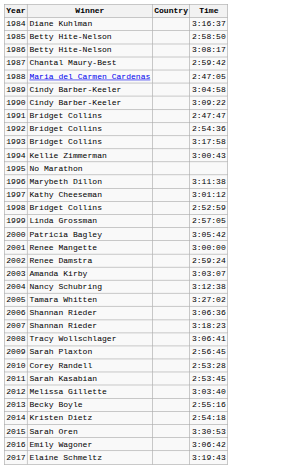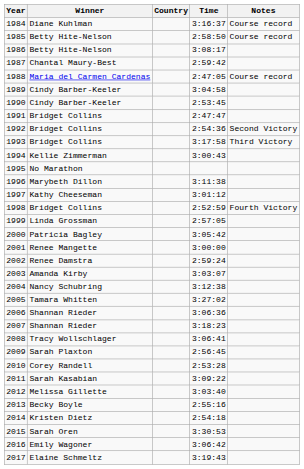+ column: (263, 11)
(209, 103) 3:09:22 -> (209, 103) 2:53:45
(209, 379) 2:53:45 -> (209, 379) 3:09:22
